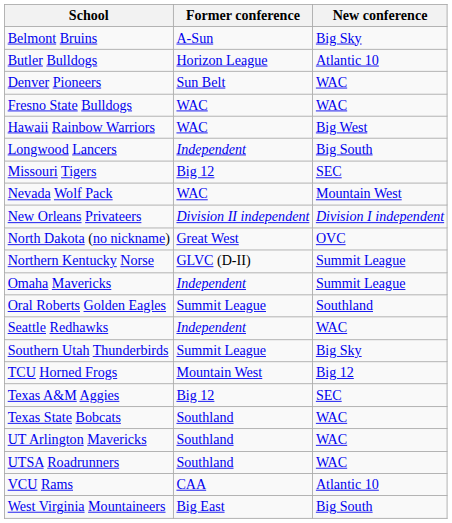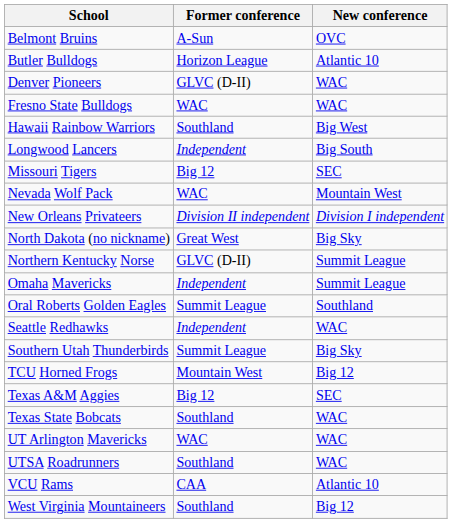(339, 37) Big Sky -> (331, 37) OVC
(201, 82) Sun Belt -> (214, 82) GLVC (D-II)
(192, 127) WAC -> (205, 127) Southland
(331, 238) OVC -> (339, 238) Big Sky
(205, 439) Southland -> (192, 439) WAC
(200, 506) Big East -> (205, 506) Southland
(344, 506) Big South -> (335, 506) Big 12
